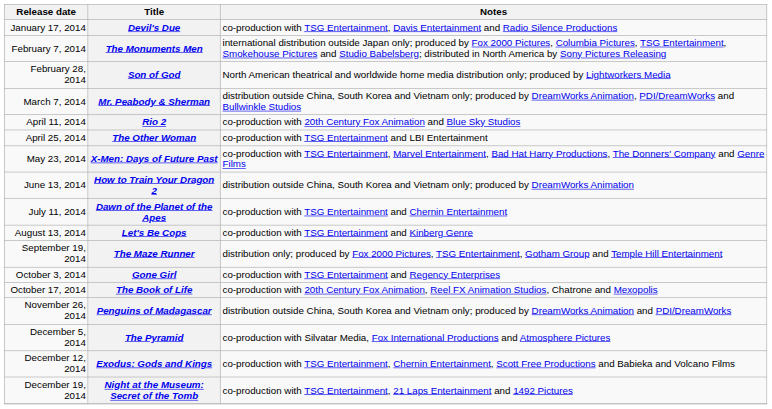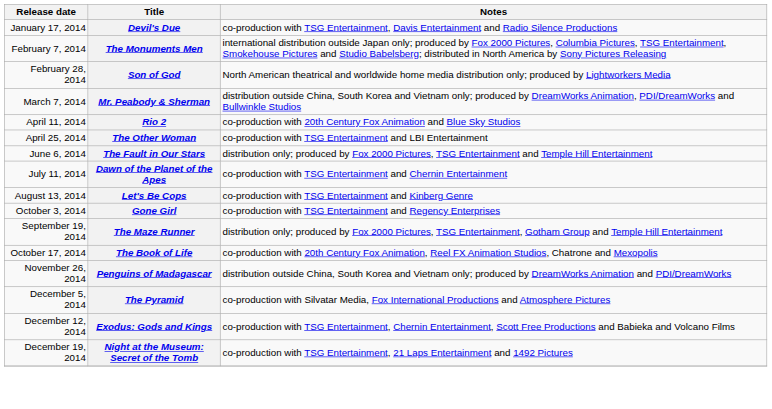- row: (154, 159)
+ row: (154, 153)
- row: (154, 185)
rows swapped: (154, 253) <-> (154, 274)
